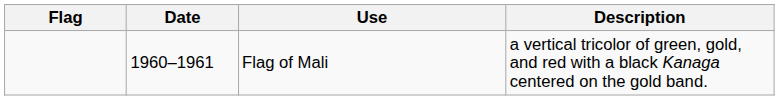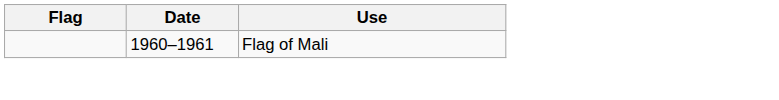- column: (640, 17)
